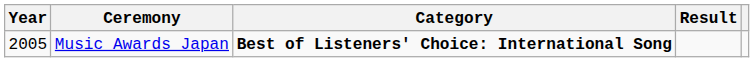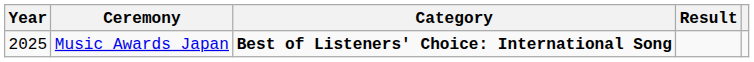(28, 44) 2005 -> (28, 44) 2025
